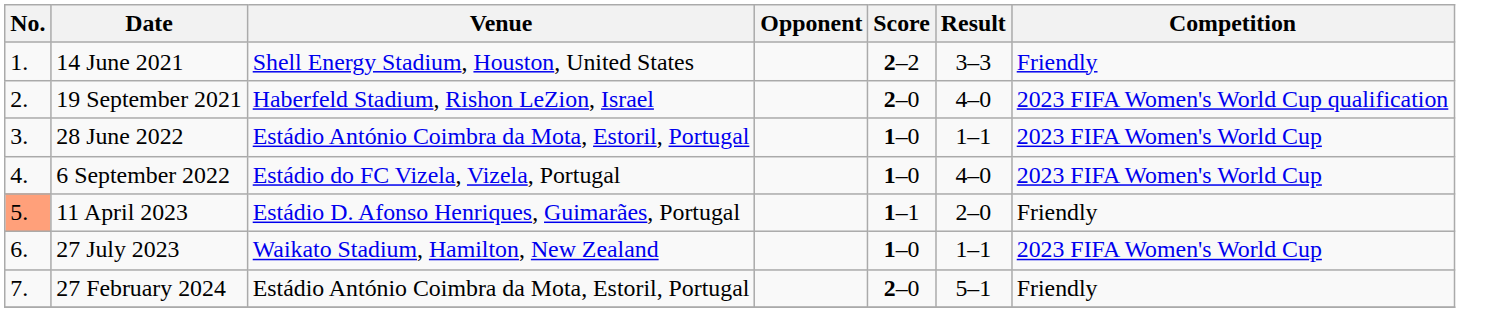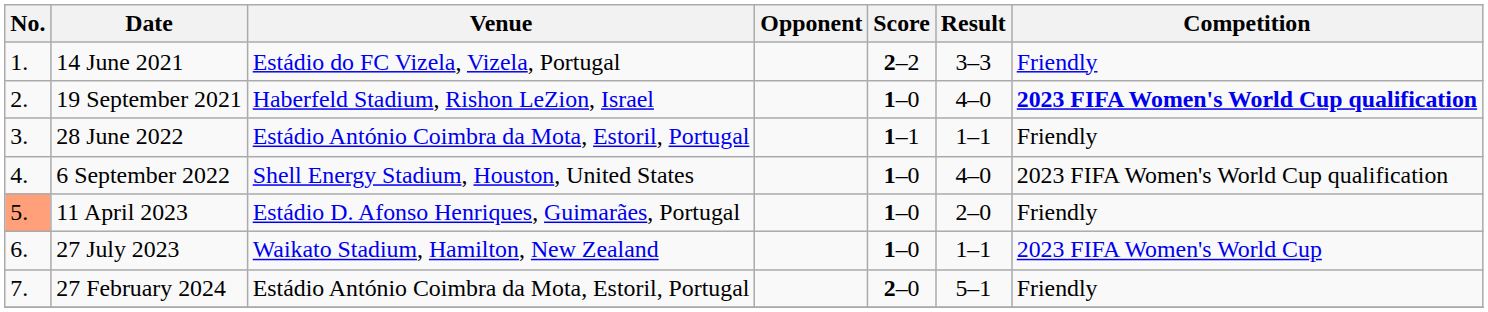(473, 61) Shell Energy Stadium, Houston, United States -> (437, 61) Estádio do FC Vizela, Vizela, Portugal
(902, 99) 2–0 -> (902, 99) 1–0
(1233, 99) normal -> (1247, 99) bold
(902, 136) 1–0 -> (902, 136) 1–1
(1169, 136) 2023 FIFA Women's World Cup -> (1057, 136) Friendly
(437, 174) Estádio do FC Vizela, Vizela, Portugal -> (473, 174) Shell Energy Stadium, Houston, United States
(1169, 174) 2023 FIFA Women's World Cup -> (1233, 174) 2023 FIFA Women's World Cup qualification
(902, 212) 1–1 -> (902, 212) 1–0
